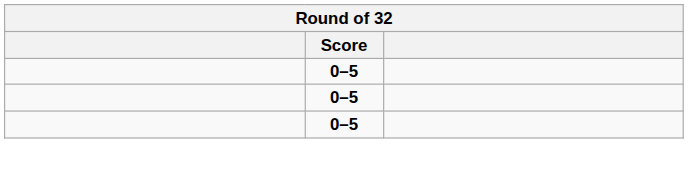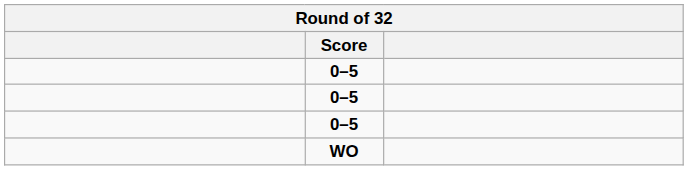+ row: (155, 151)
